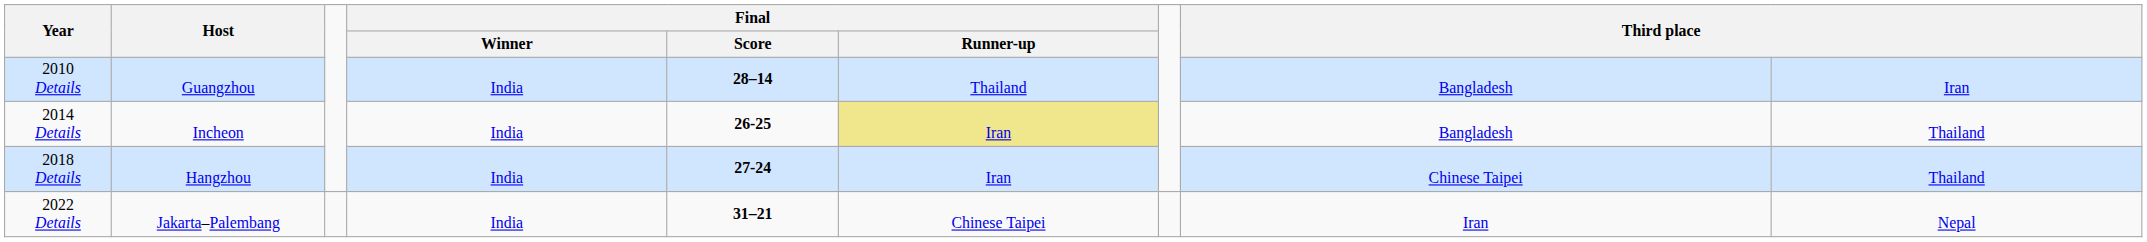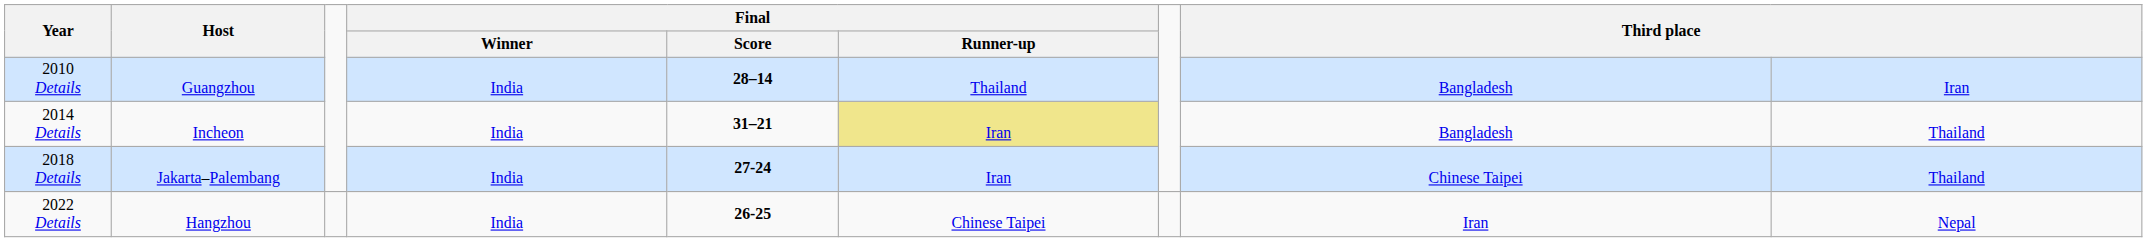(753, 124) 26-25 -> (753, 124) 31–21
(218, 178) Hangzhou -> (218, 178) Jakarta–Palembang
(218, 223) Jakarta–Palembang -> (218, 223) Hangzhou
(753, 214) 31–21 -> (753, 214) 26-25
